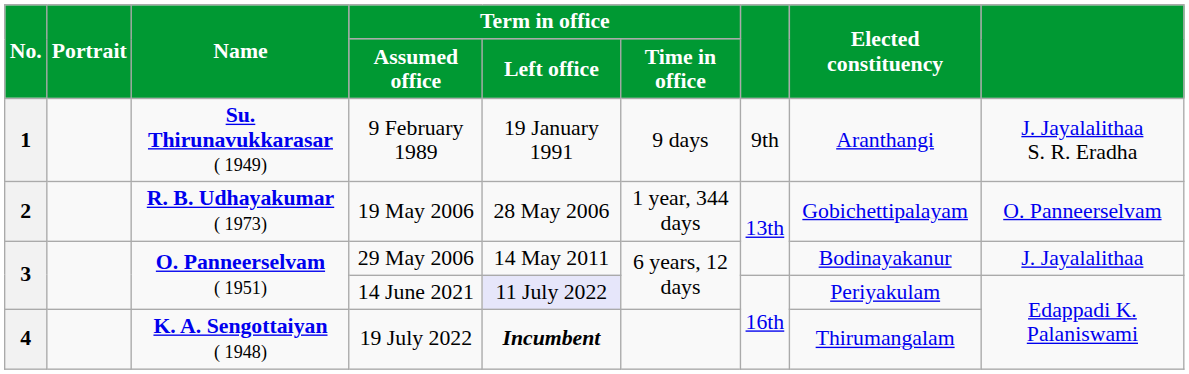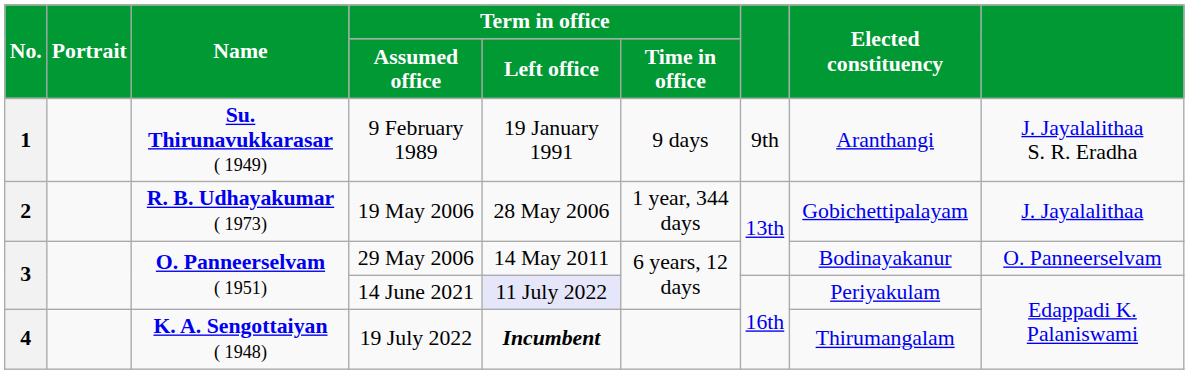(1082, 210) O. Panneerselvam -> (1082, 210) J. Jayalalithaa
(1082, 257) J. Jayalalithaa -> (1082, 257) O. Panneerselvam
